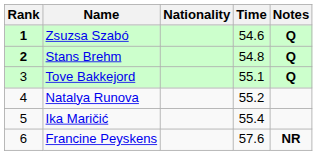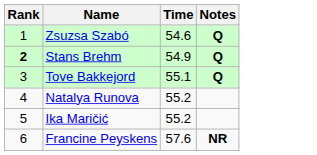- column: (197, 14)
(23, 35) bold -> (23, 35) normal
(251, 56) 54.8 -> (178, 56) 54.9
(251, 118) 55.4 -> (178, 118) 55.2
